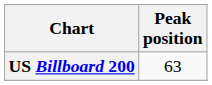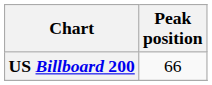(173, 66) 63 -> (173, 66) 66
